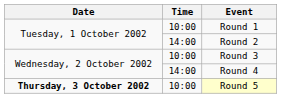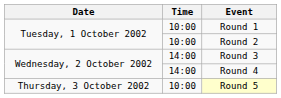(182, 41) 14:00 -> (182, 41) 10:00
(182, 56) 10:00 -> (182, 56) 14:00
(84, 86) bold -> (84, 86) normal
